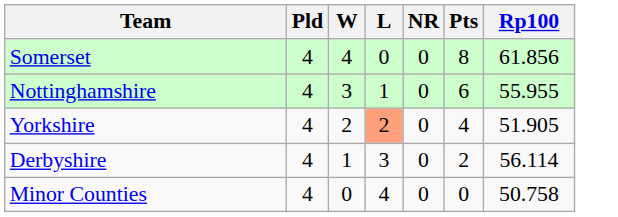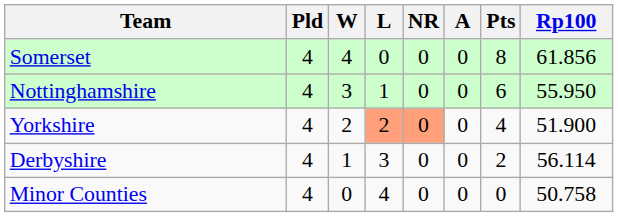+ column: (463, 21)
(529, 90) 55.955 -> (566, 90) 55.950
(423, 125) no background -> (423, 125) lightsalmon background
(529, 125) 51.905 -> (566, 125) 51.900
